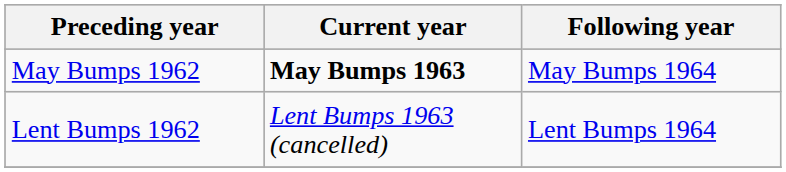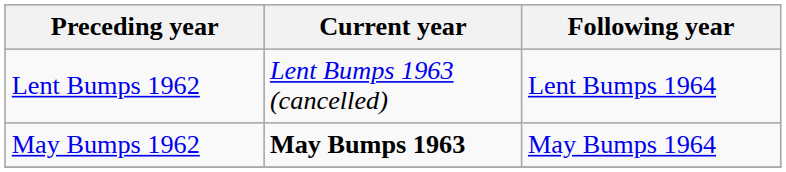rows swapped: (106, 70) <-> (106, 129)
